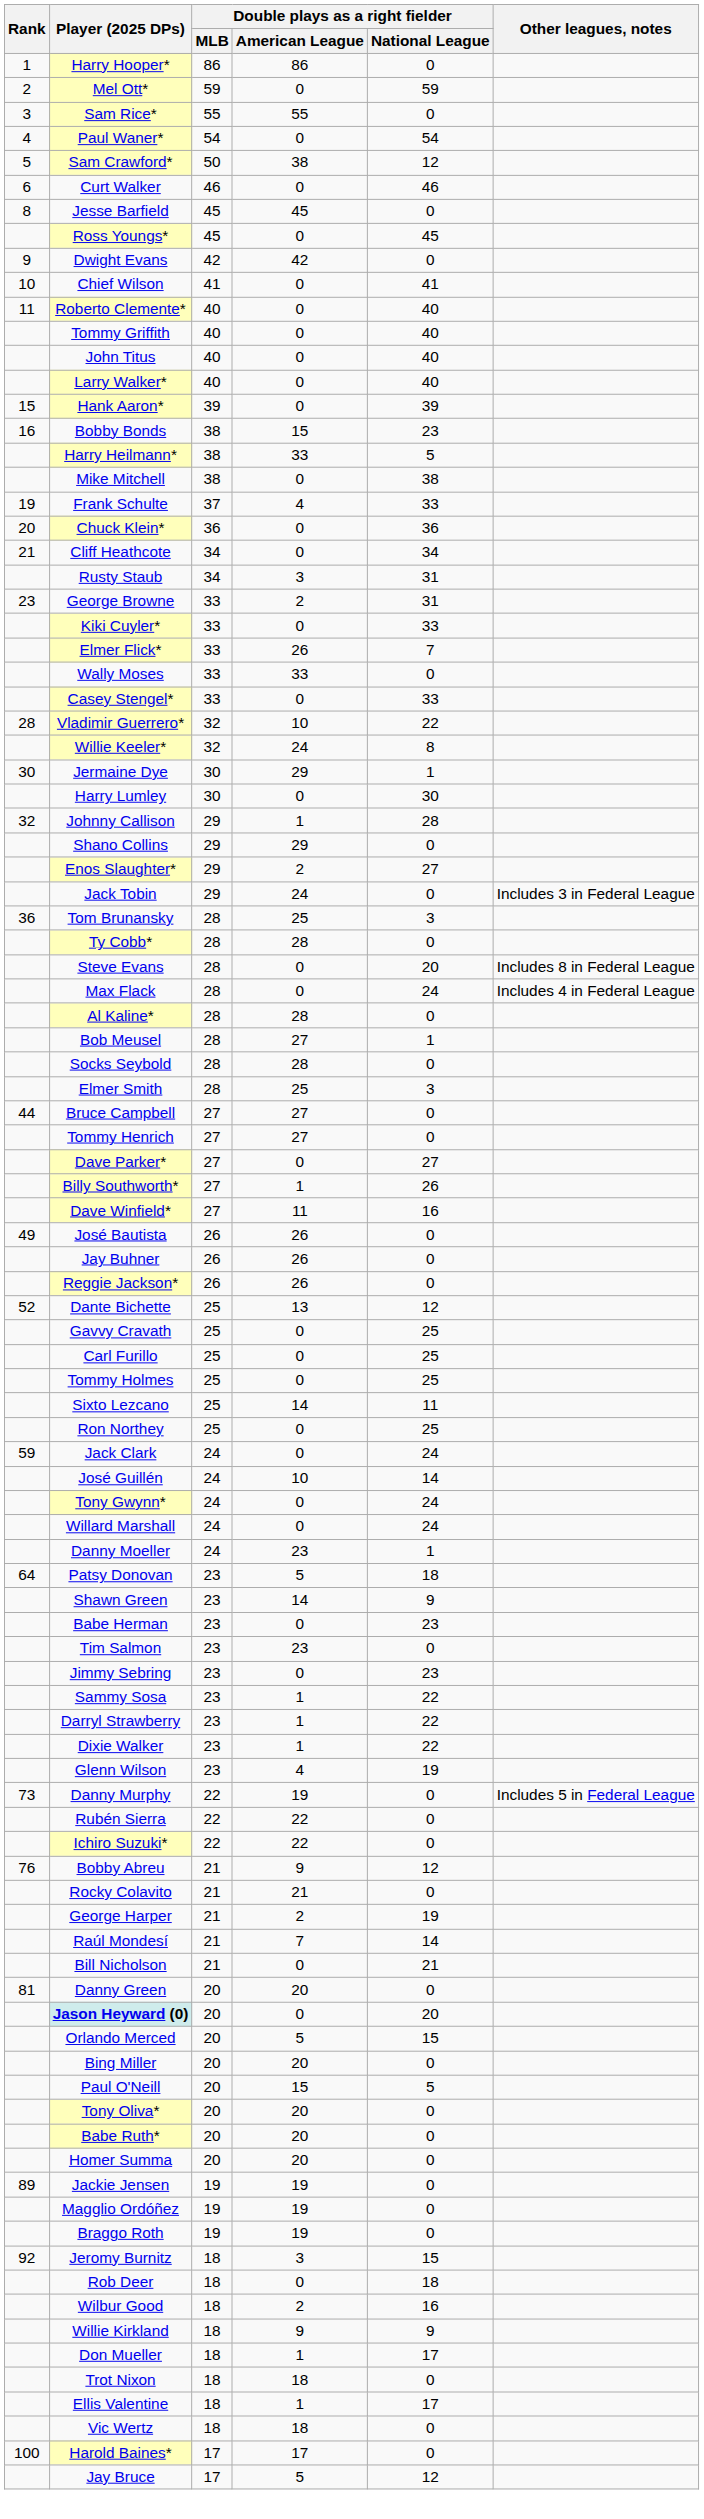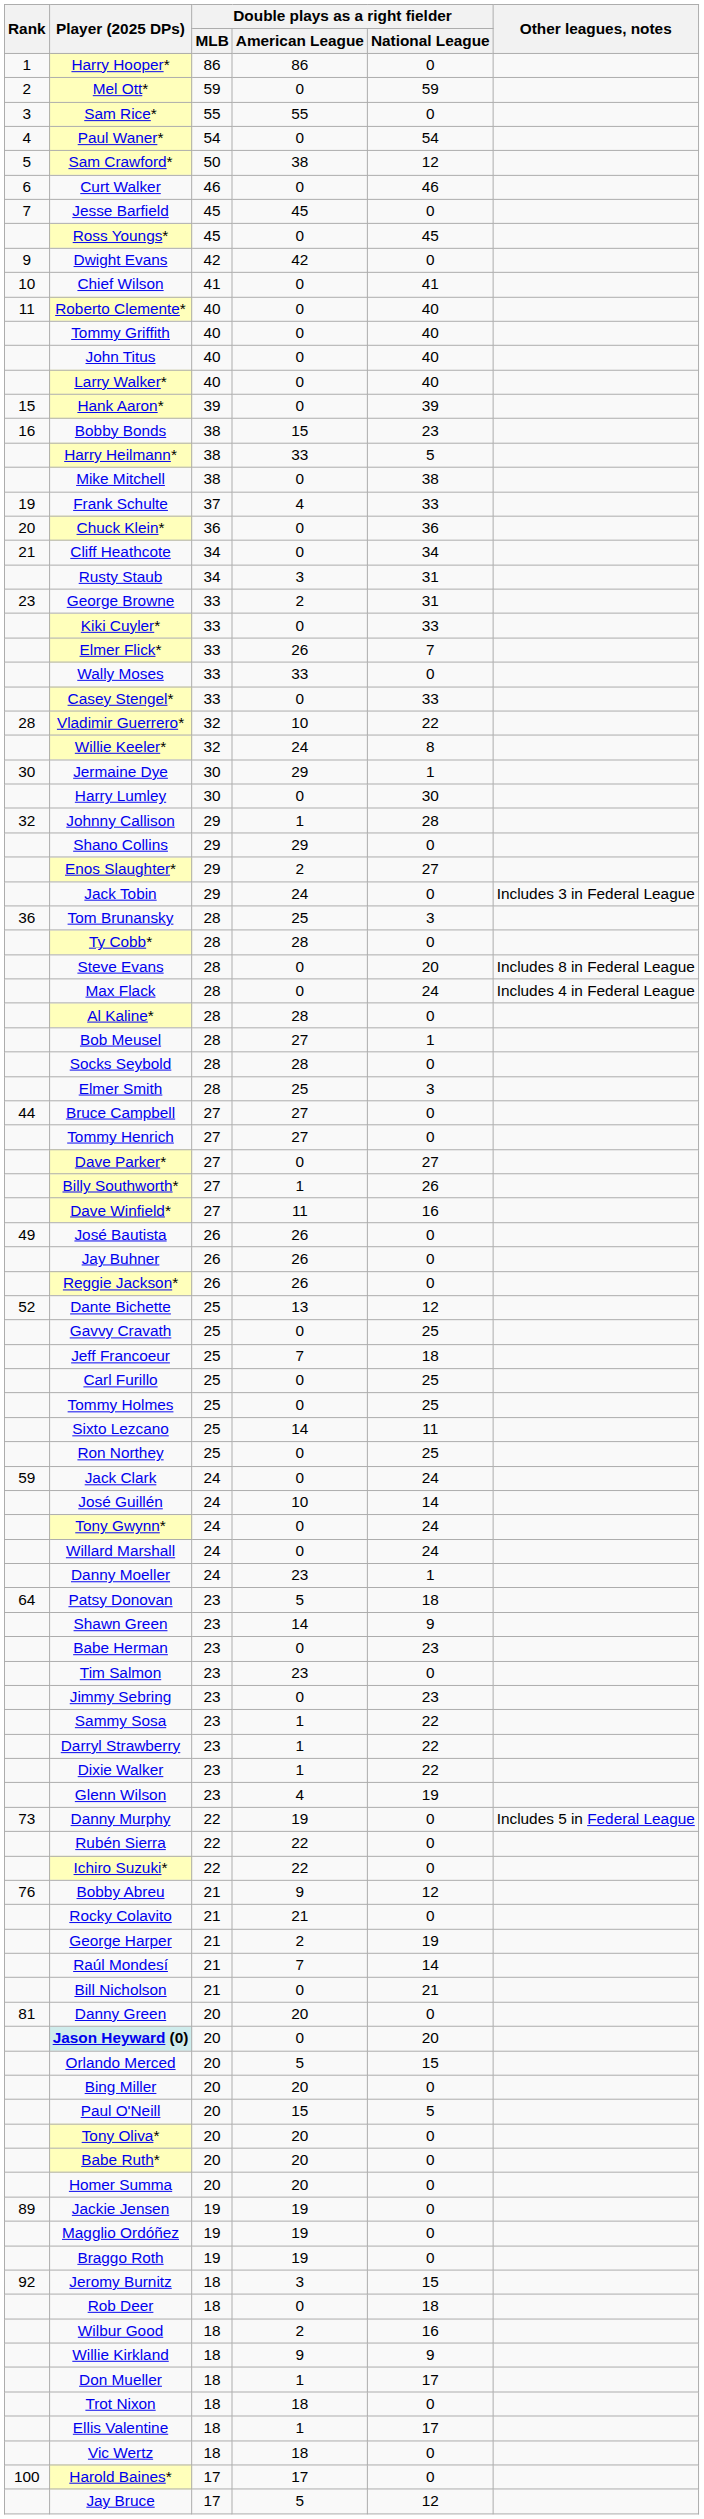(27, 211) 8 -> (27, 211) 7
+ row: (121, 1356)
